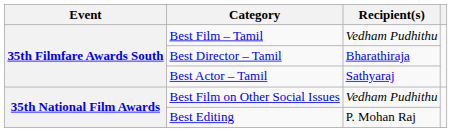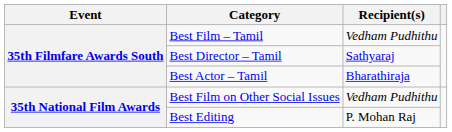(378, 55) Bharathiraja -> (370, 55) Sathyaraj
(370, 76) Sathyaraj -> (378, 76) Bharathiraja
